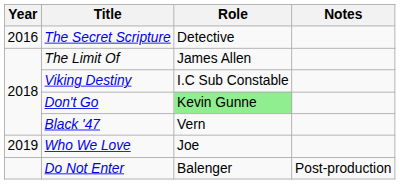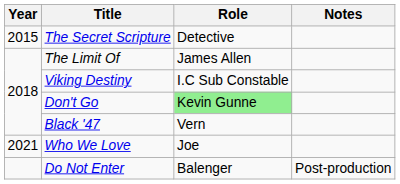(23, 37) 2016 -> (23, 37) 2015
(23, 146) 2019 -> (23, 146) 2021
